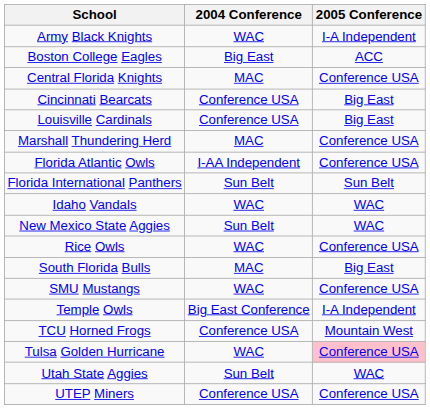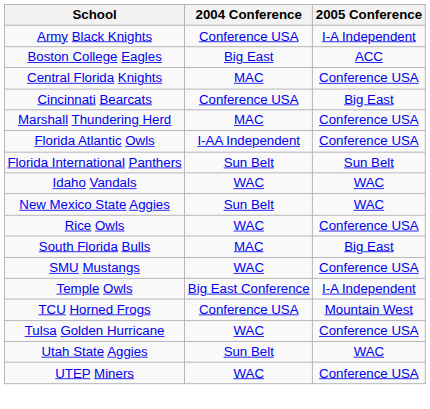(249, 36) WAC -> (249, 36) Conference USA
- row: (95, 120)
(369, 352) pink background -> (369, 330) no background
(249, 394) Conference USA -> (249, 373) WAC
